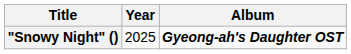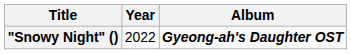(140, 37) 2025 -> (140, 37) 2022
